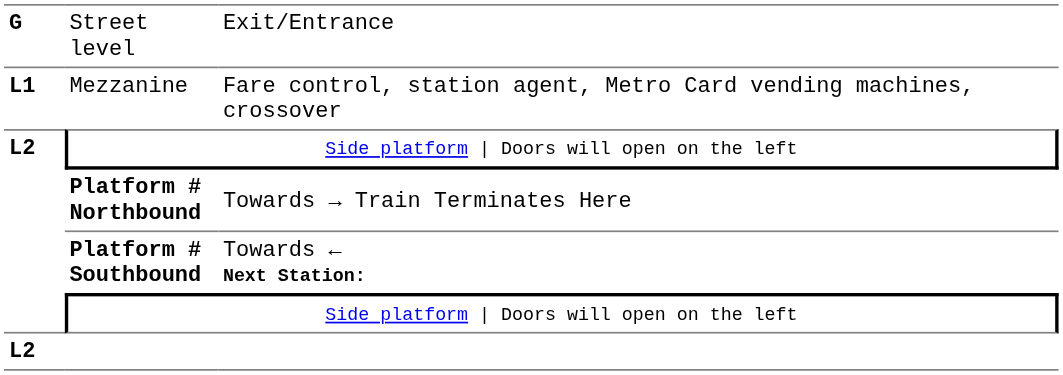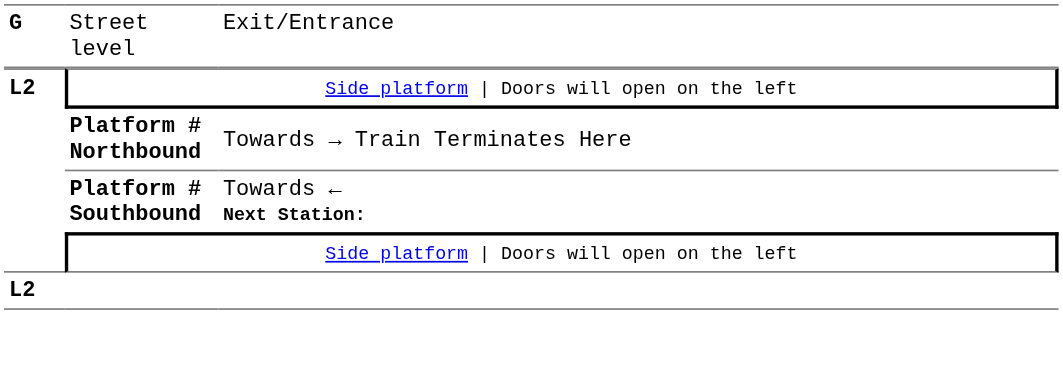- row: (129, 86)
